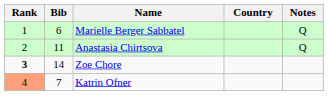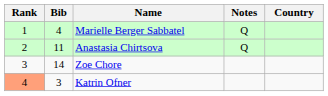columns swapped: (253, 13) <-> (303, 13)
(59, 30) 6 -> (59, 30) 4
(24, 64) bold -> (24, 64) normal
(59, 82) 7 -> (59, 82) 3
